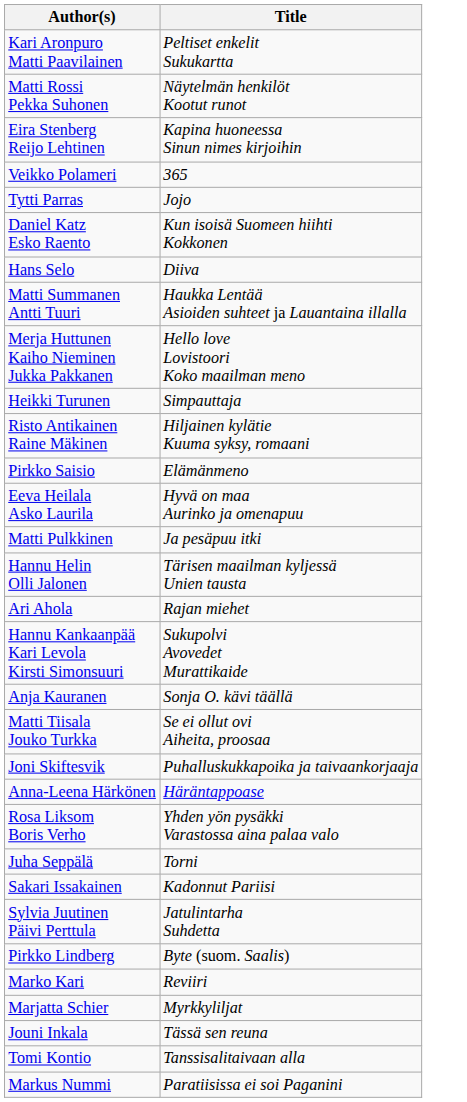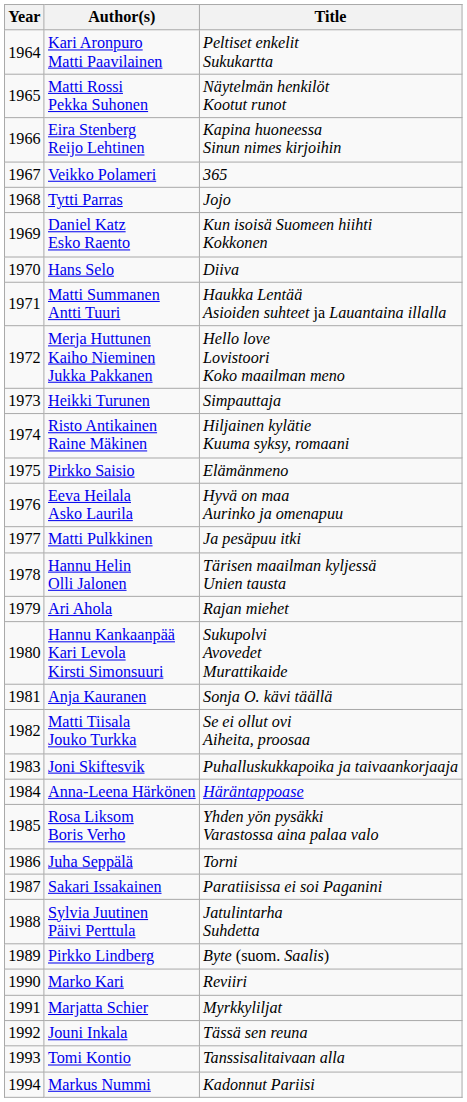+ column: (24, 17)
(219, 886) Kadonnut Pariisi -> (293, 886) Paratiisissa ei soi Paganini
(253, 1084) Paratiisissa ei soi Paganini -> (259, 1084) Kadonnut Pariisi
